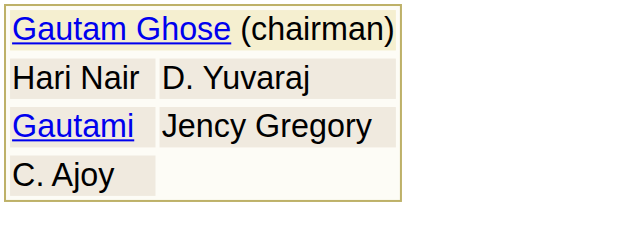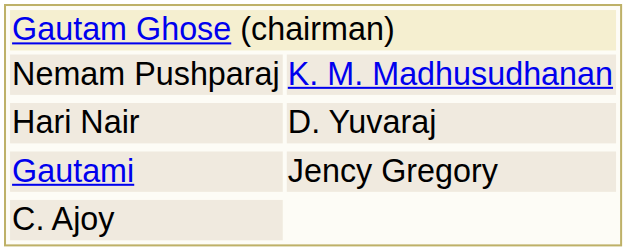+ row: (146, 74)
